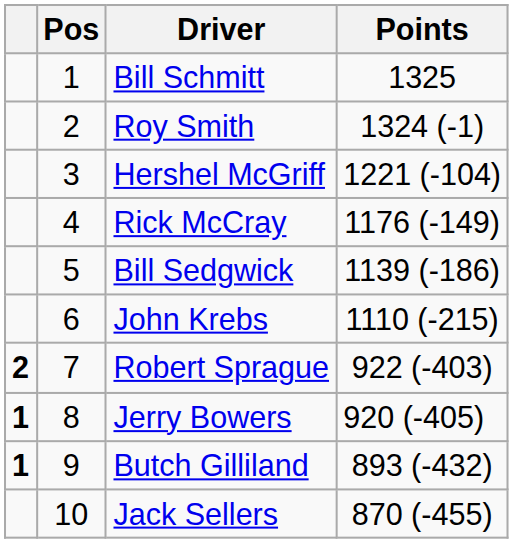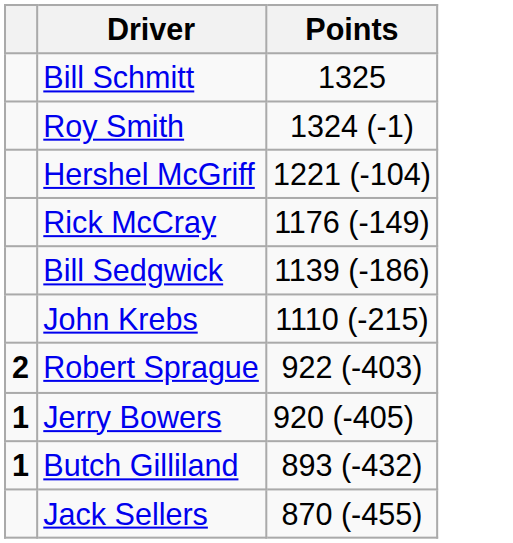- column: (71, 29)
